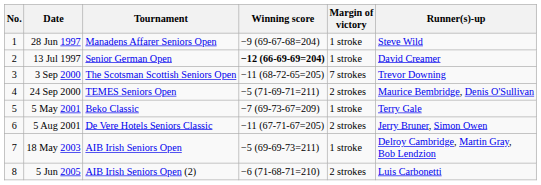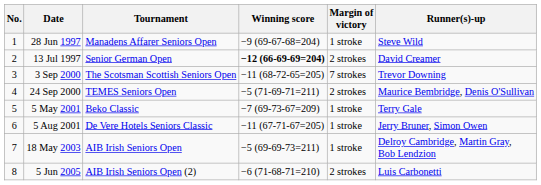(346, 58) 1 stroke -> (348, 58) 2 strokes
(348, 125) 2 strokes -> (346, 125) 1 stroke
